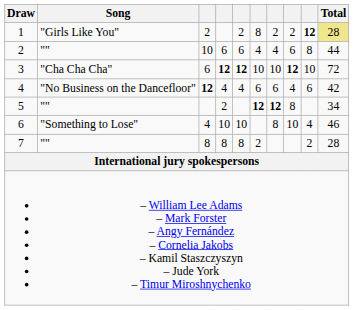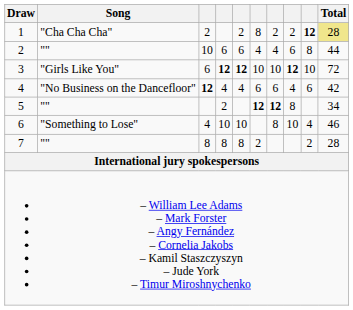(80, 32) "Girls Like You" -> (76, 32) "Cha Cha Cha"
(76, 69) "Cha Cha Cha" -> (80, 69) "Girls Like You"
